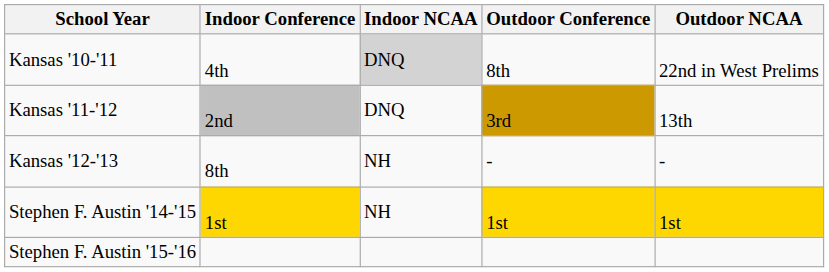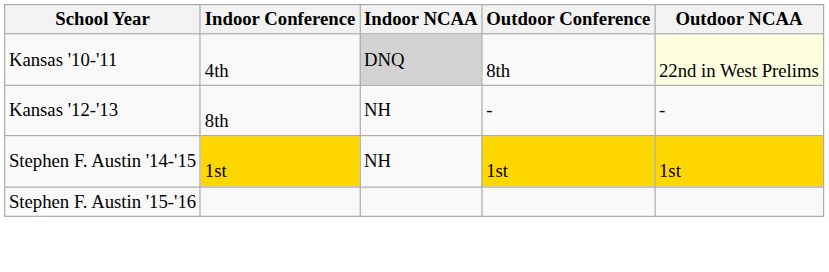(739, 70) no background -> (739, 70) lightyellow background
- row: (63, 110)
